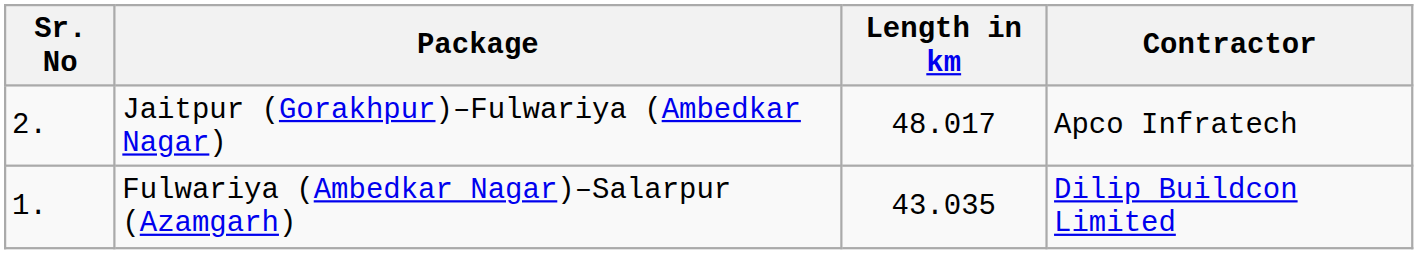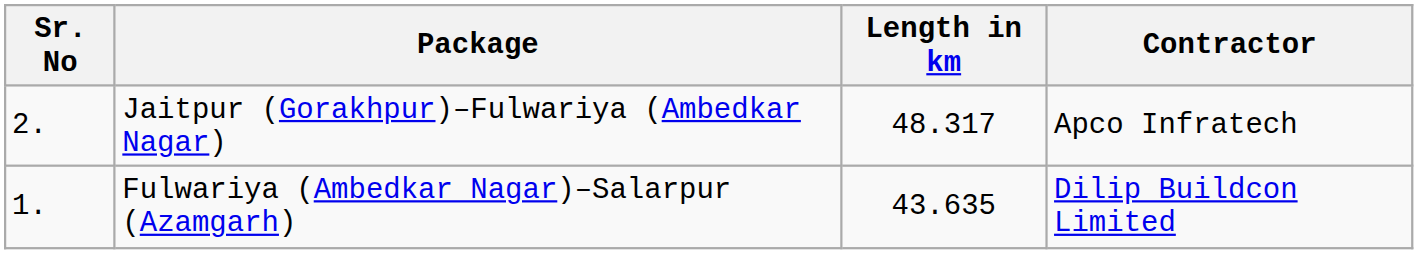(944, 126) 48.017 -> (944, 126) 48.317
(944, 207) 43.035 -> (944, 207) 43.635
